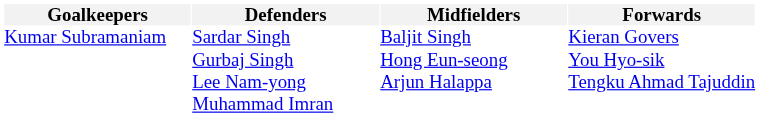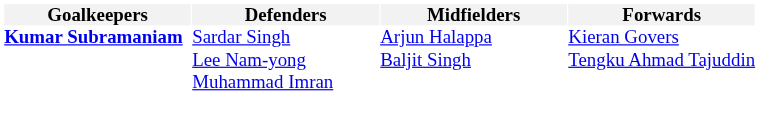(85, 37) normal -> (93, 37) bold
(426, 37) Baljit Singh -> (436, 37) Arjun Halappa
- row: (243, 59)
(436, 81) Arjun Halappa -> (426, 59) Baljit Singh
